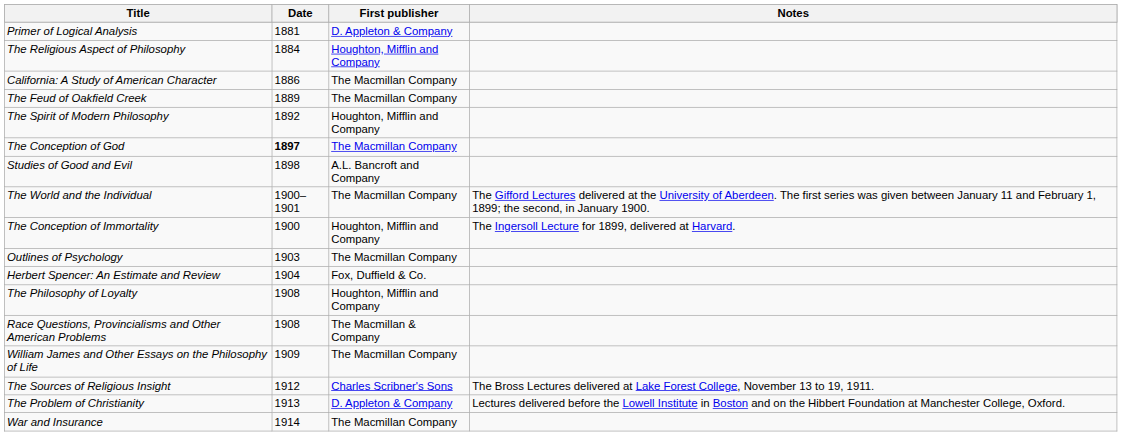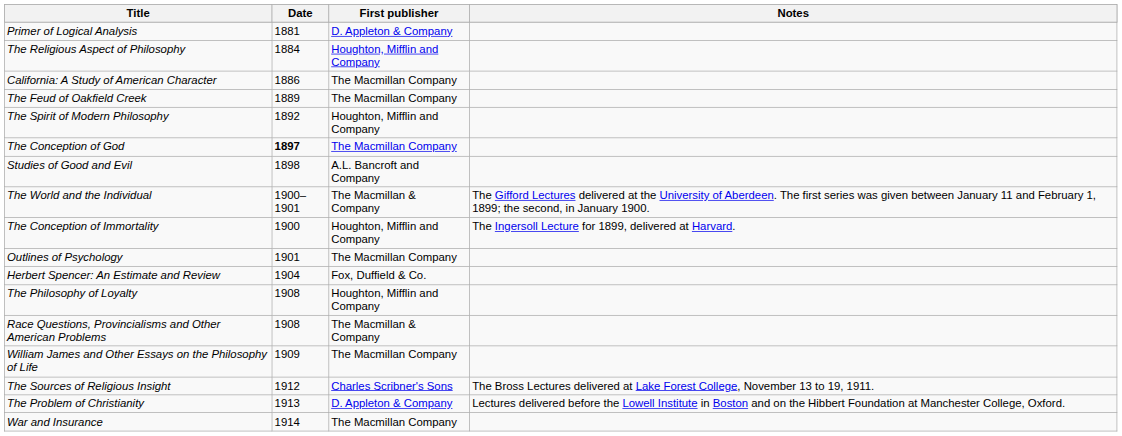(394, 195) The Macmillan Company -> (373, 202) The Macmillan & Company
(287, 257) 1903 -> (287, 257) 1901
